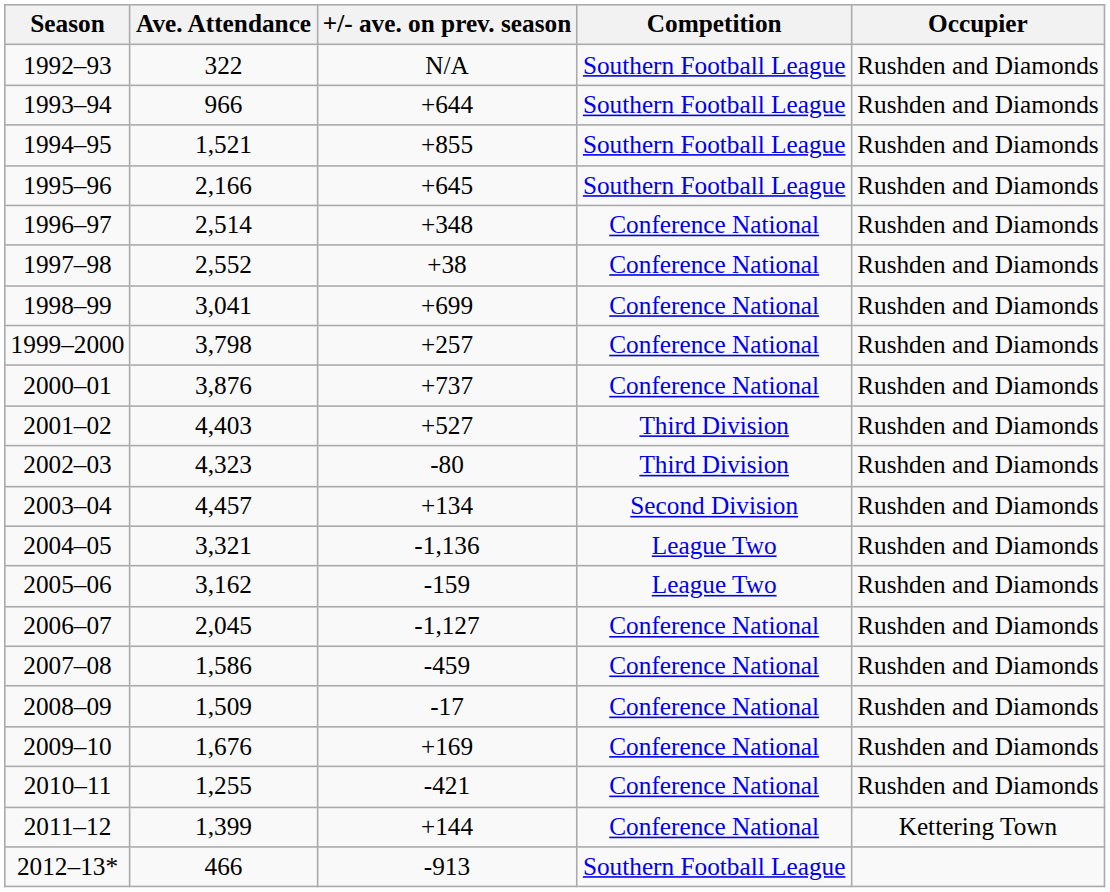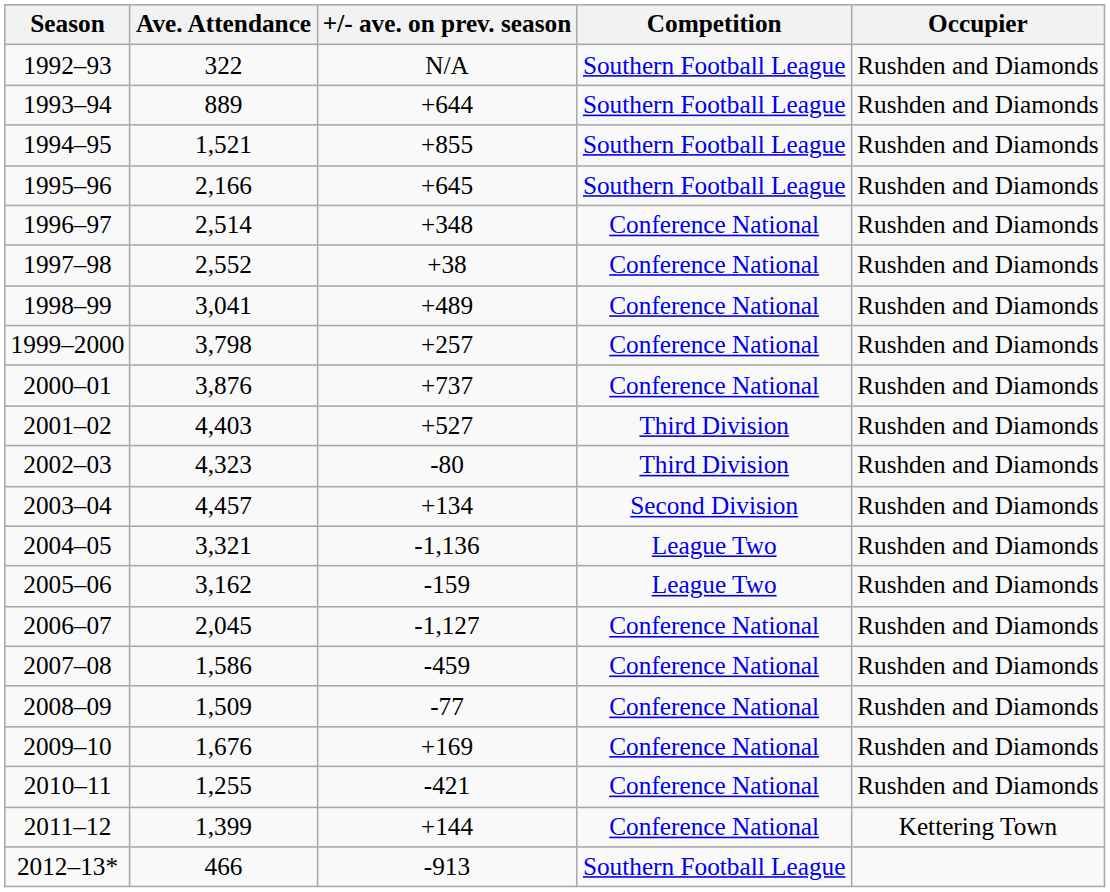(224, 104) 966 -> (224, 104) 889
(447, 305) +699 -> (447, 305) +489
(447, 706) -17 -> (447, 706) -77
